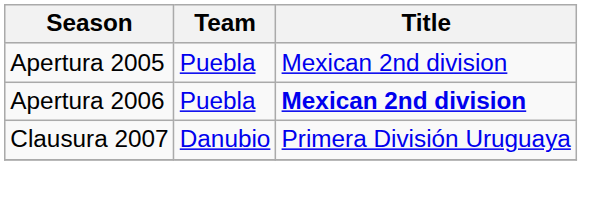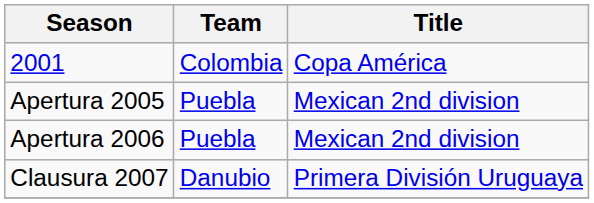+ row: (37, 62)
(404, 100) bold -> (407, 139) normal
